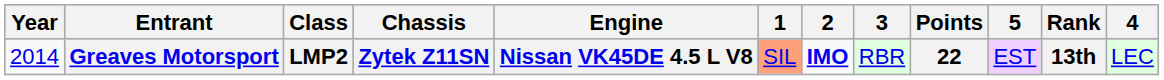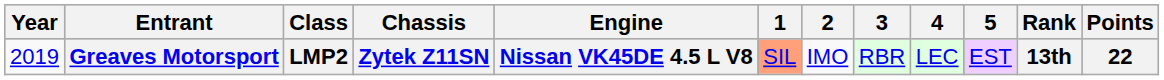columns swapped: (1132, 22) <-> (949, 22)
(35, 56) 2014 -> (35, 56) 2019
(828, 56) bold -> (828, 56) normal
